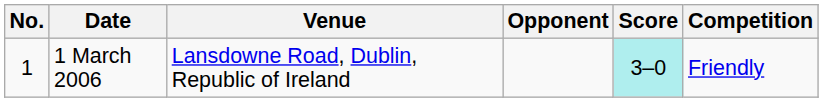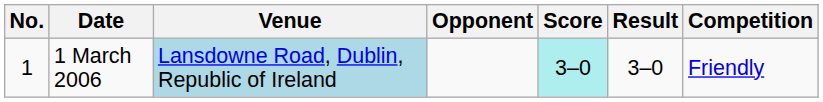+ column: (645, 21)
(294, 67) no background -> (281, 67) lightblue background
